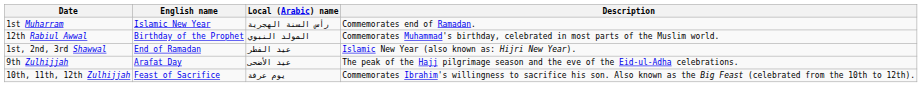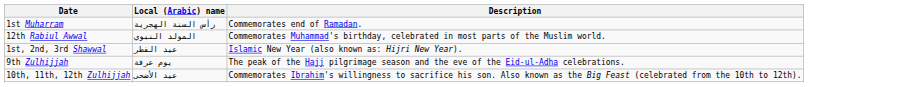- column: (189, 11)
(269, 62) عيد الأضحى -> (153, 62) يوم عرفة
(267, 75) يوم عرفة -> (156, 75) عيد الأضحى
